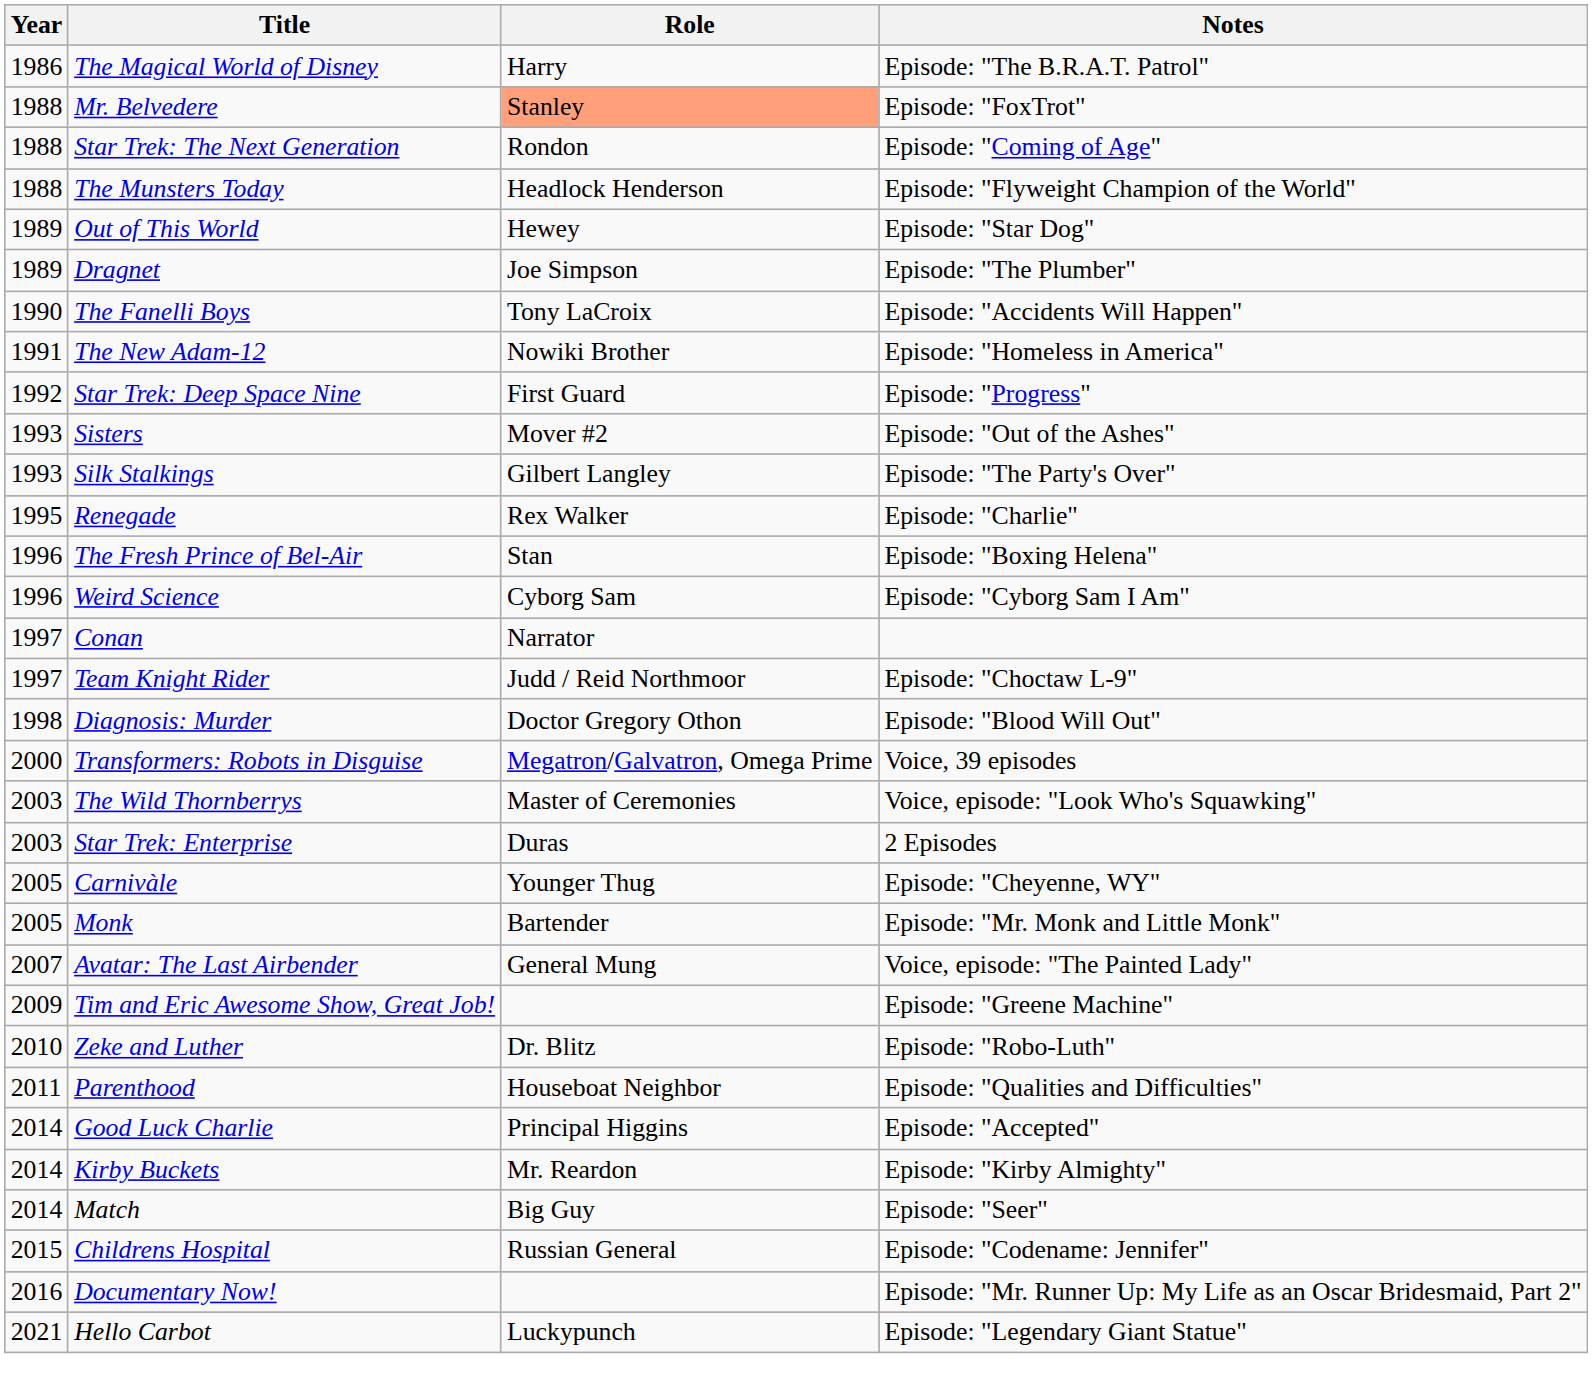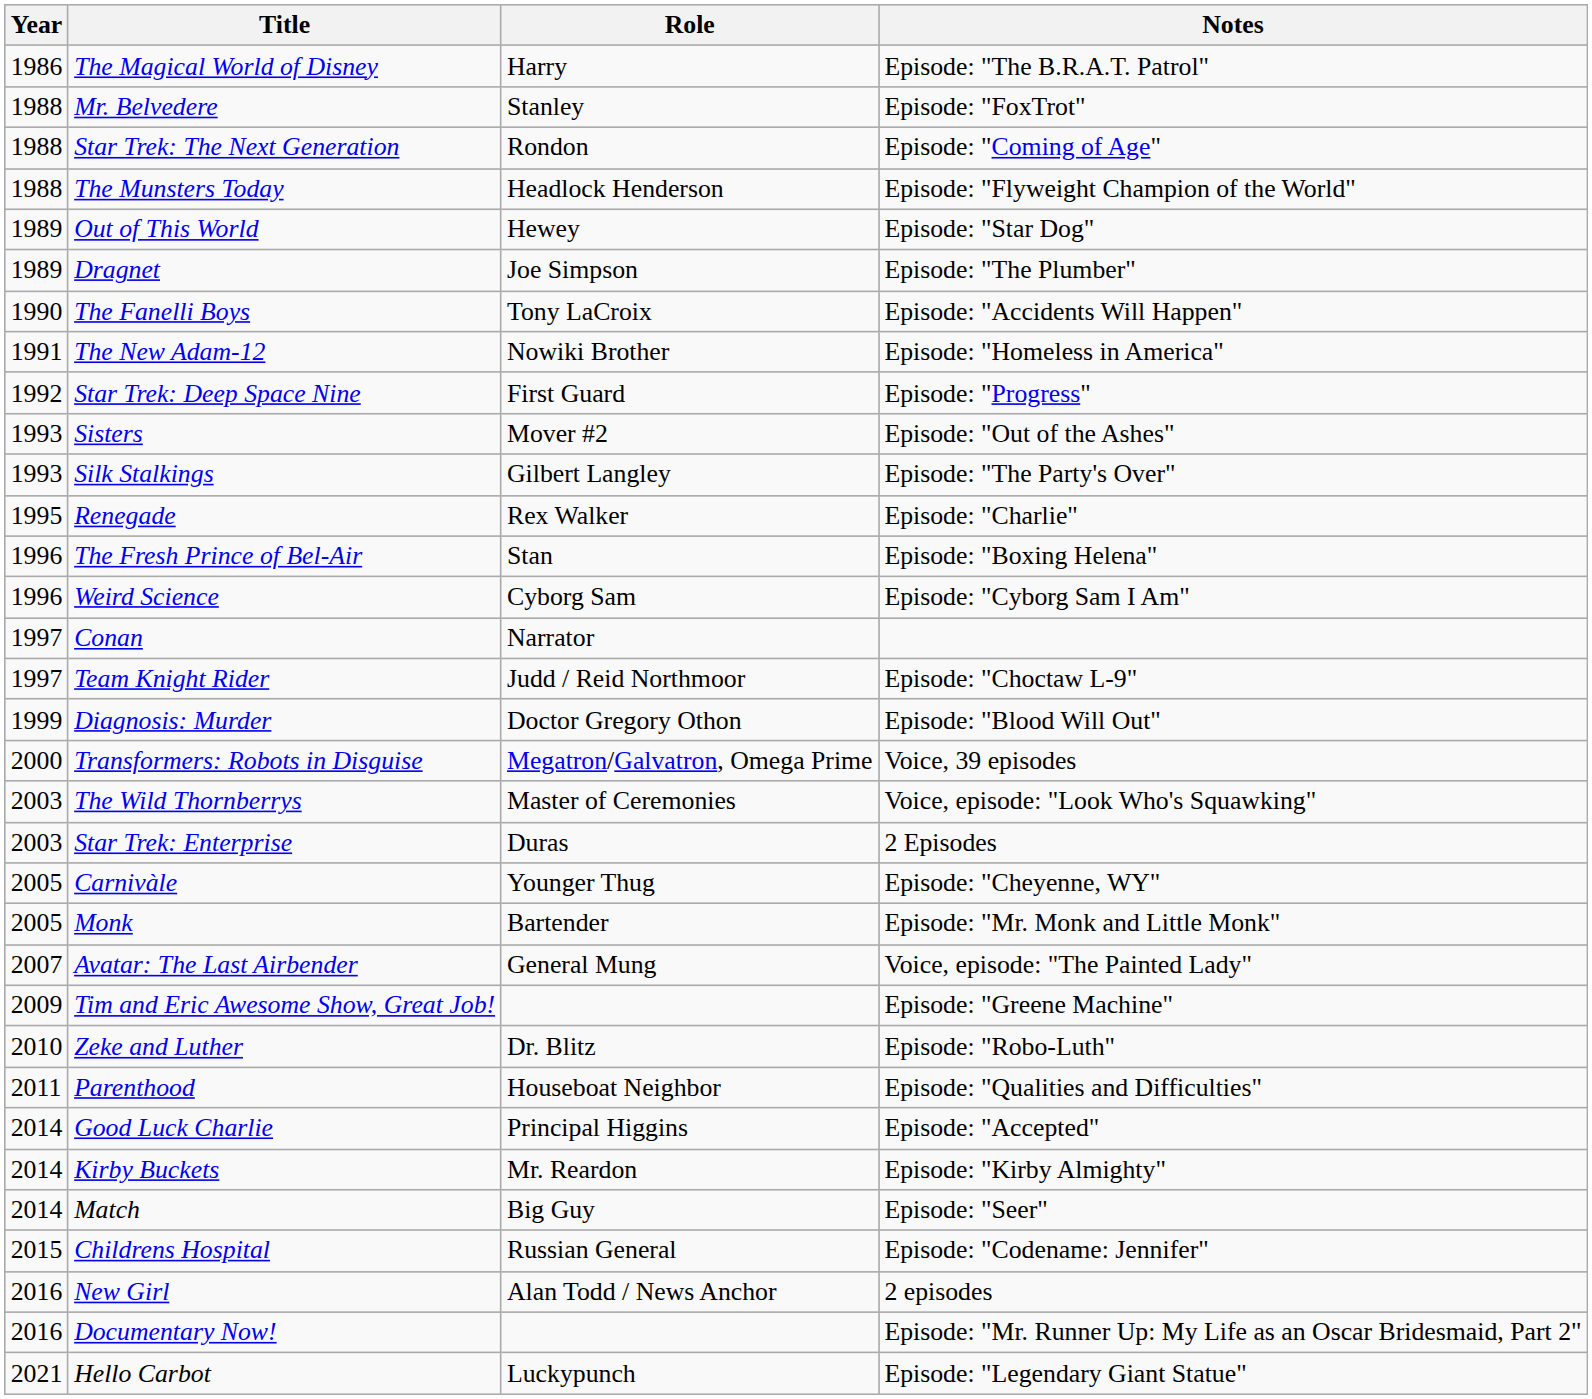(546, 106) lightsalmon background -> (546, 106) no background
(37, 719) 1998 -> (37, 719) 1999
+ row: (122, 1291)
